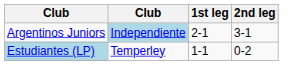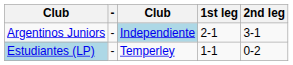+ column: (113, 13)
